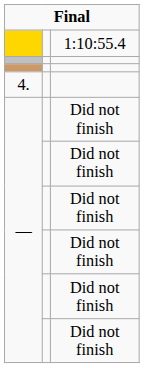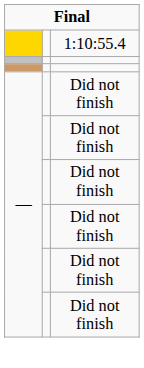- row: (24, 84)
